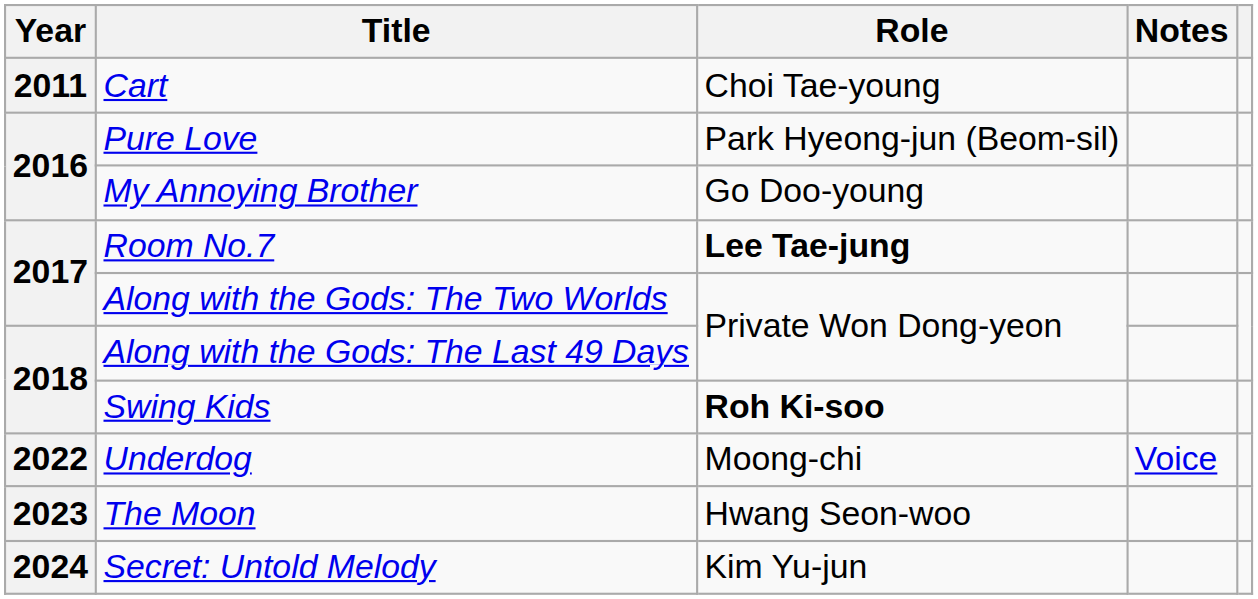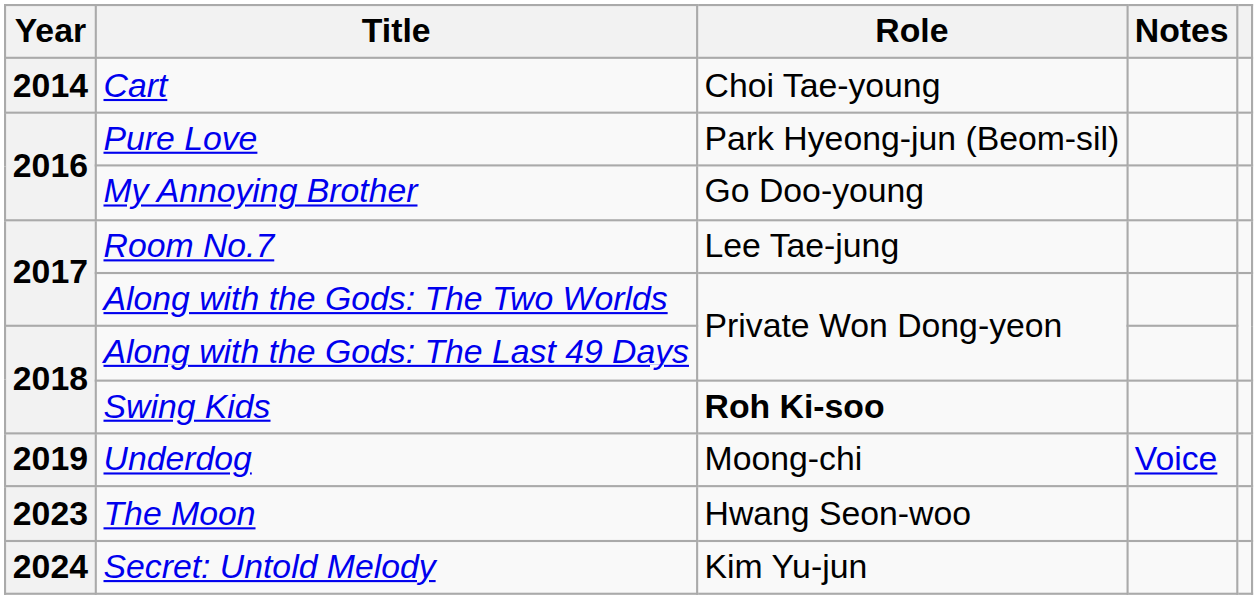(50, 84) 2011 -> (50, 84) 2014
(807, 245) bold -> (802, 245) normal
(50, 459) 2022 -> (50, 459) 2019
